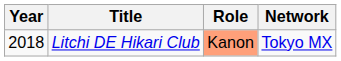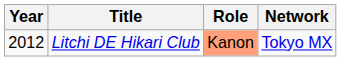(26, 42) 2018 -> (26, 42) 2012
